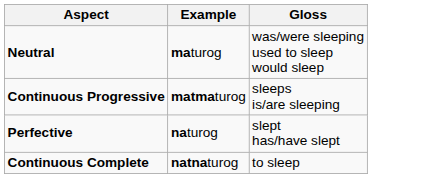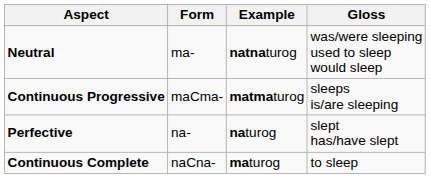+ column: (197, 15)
(196, 52) maturog -> (263, 52) natnaturog
(205, 162) natnaturog -> (255, 162) maturog
